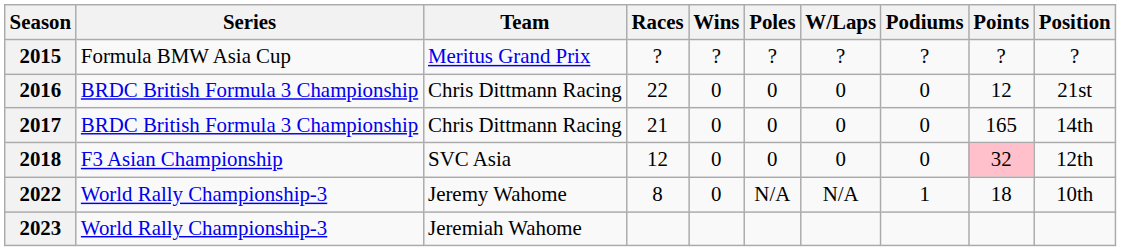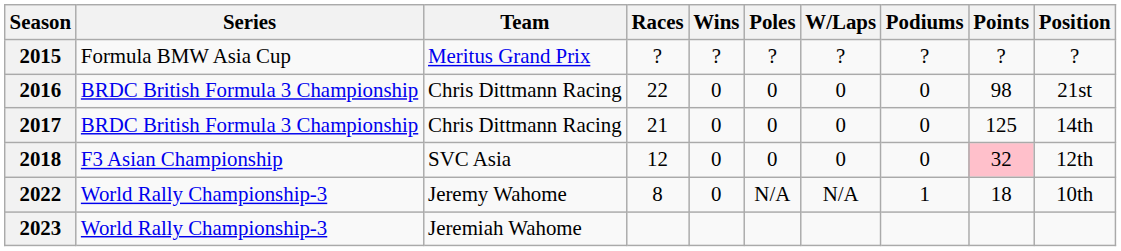(1001, 90) 12 -> (1001, 90) 98
(1001, 125) 165 -> (1001, 125) 125
